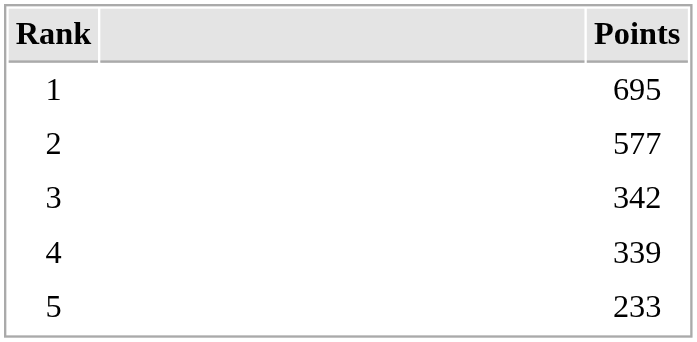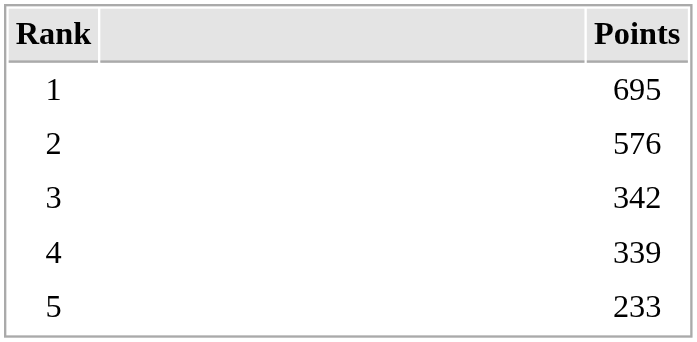(637, 144) 577 -> (637, 144) 576
